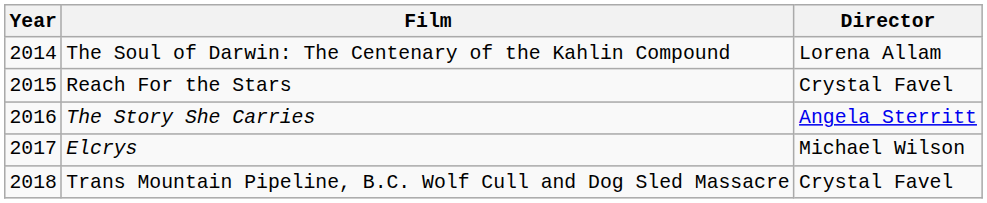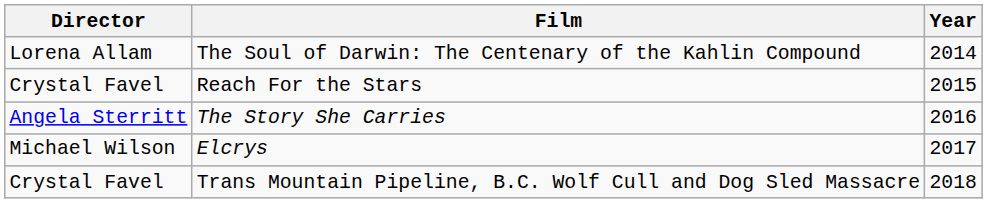columns swapped: (33, 21) <-> (888, 21)
